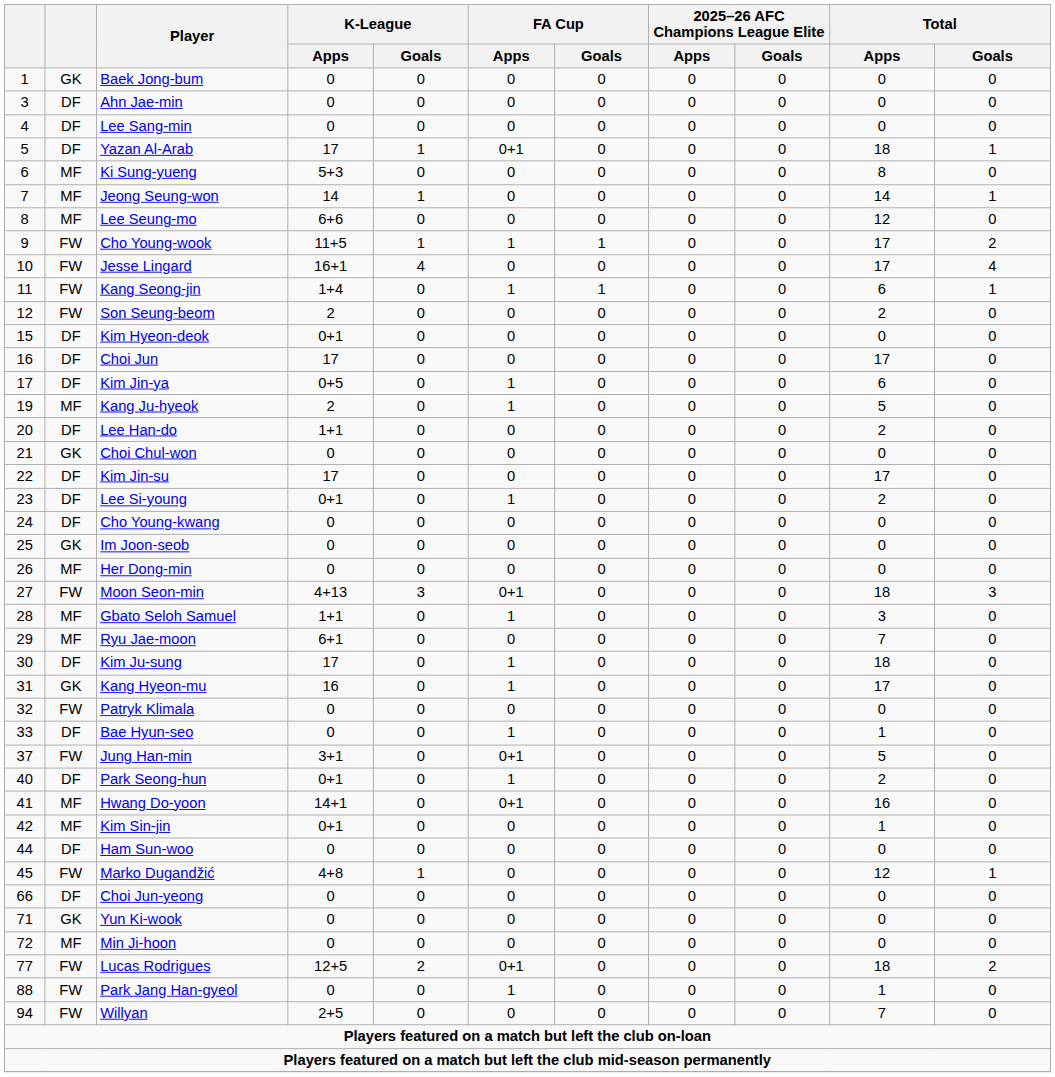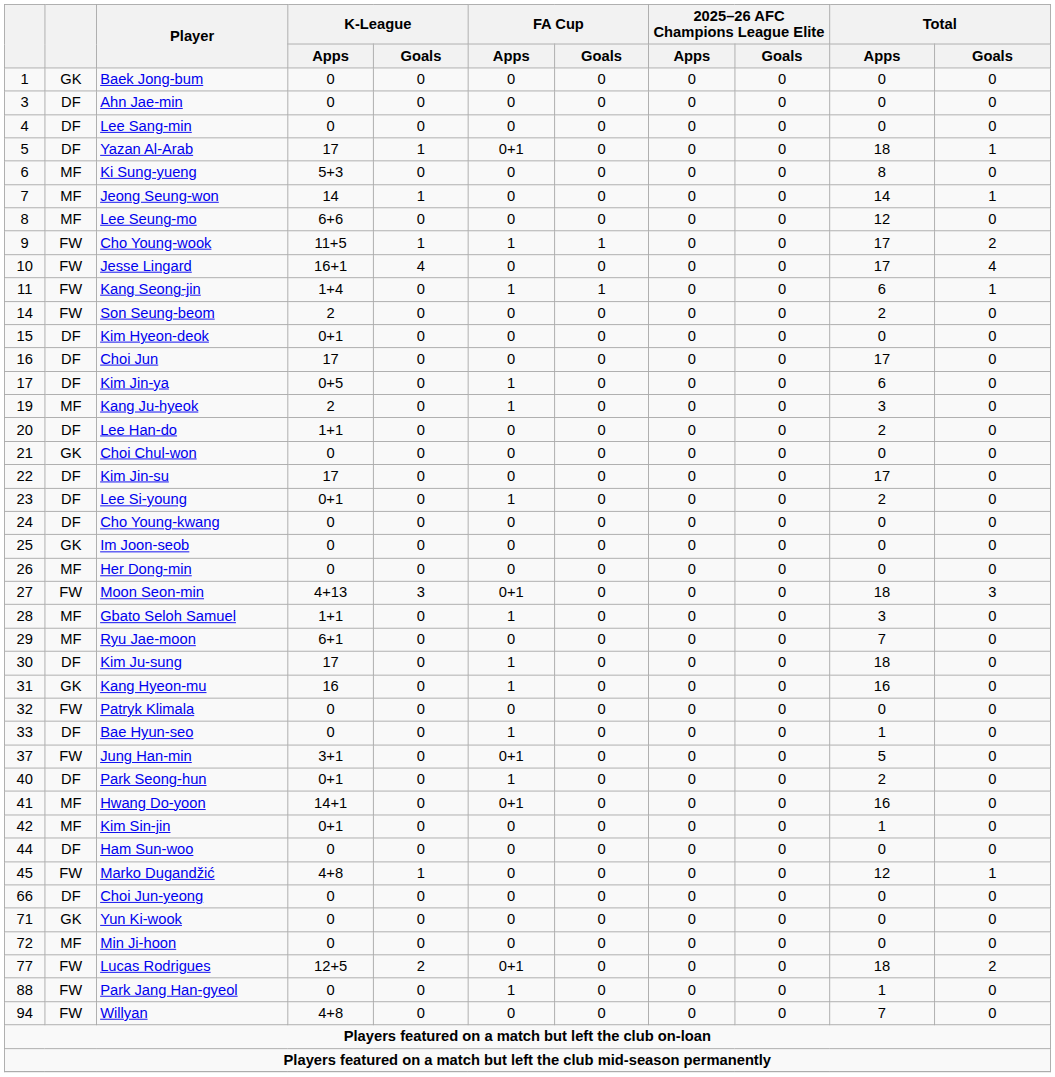(25, 312) 12 -> (25, 312) 14
(882, 406) 5 -> (882, 406) 3
(882, 686) 17 -> (882, 686) 16
(331, 1013) 2+5 -> (331, 1013) 4+8
